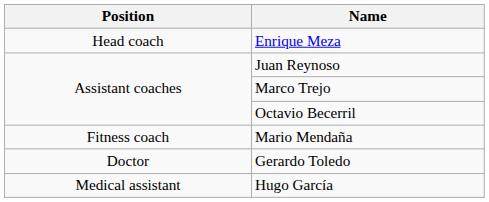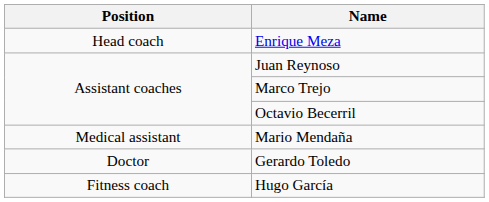(128, 137) Fitness coach -> (128, 137) Medical assistant
(128, 185) Medical assistant -> (128, 185) Fitness coach
